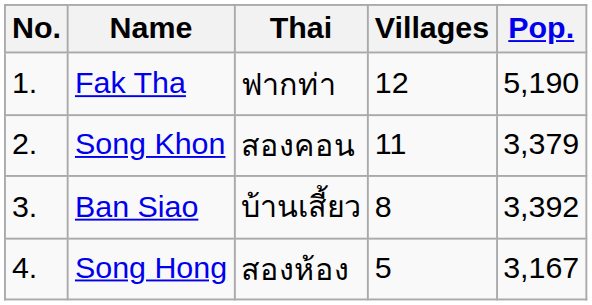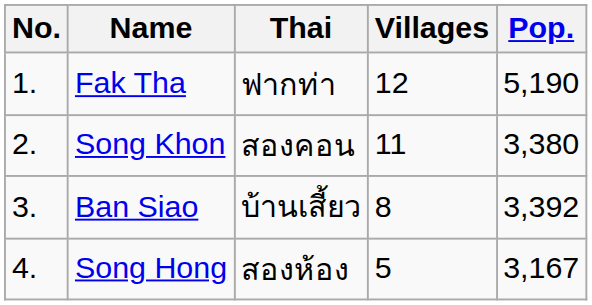(541, 144) 3,379 -> (541, 144) 3,380
